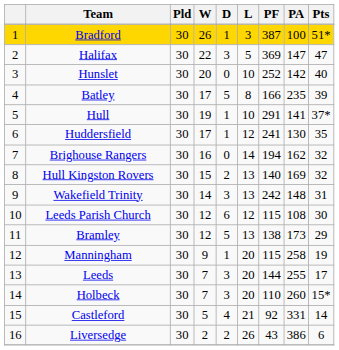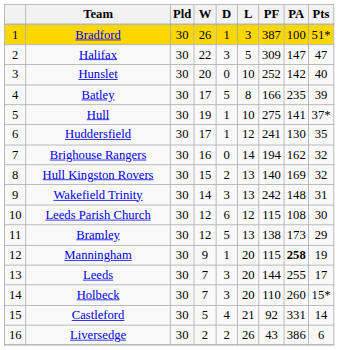(271, 54) 369 -> (271, 54) 309
(271, 114) 291 -> (271, 114) 275
(296, 255) normal -> (296, 255) bold
